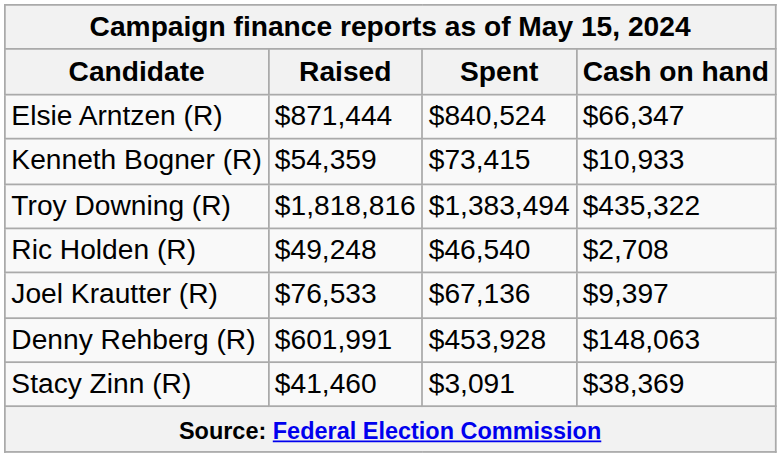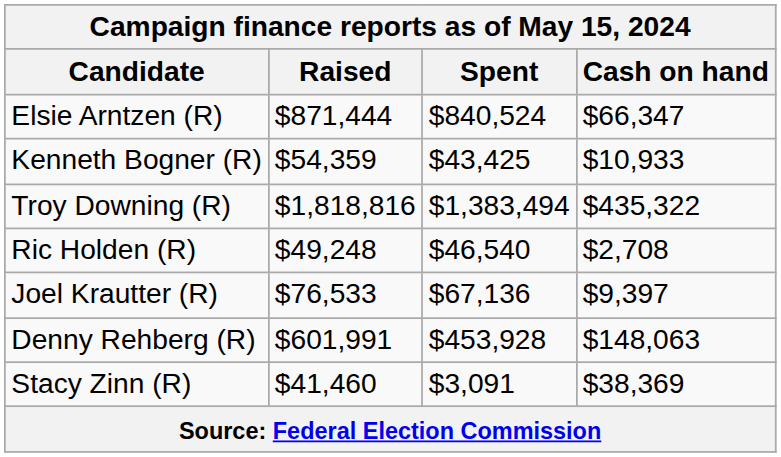(480, 160) $73,415 -> (480, 160) $43,425
